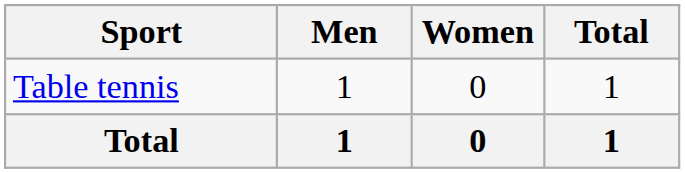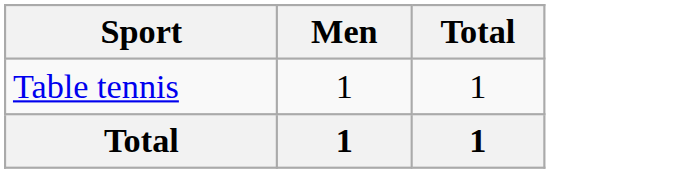- column: (478, 31)
